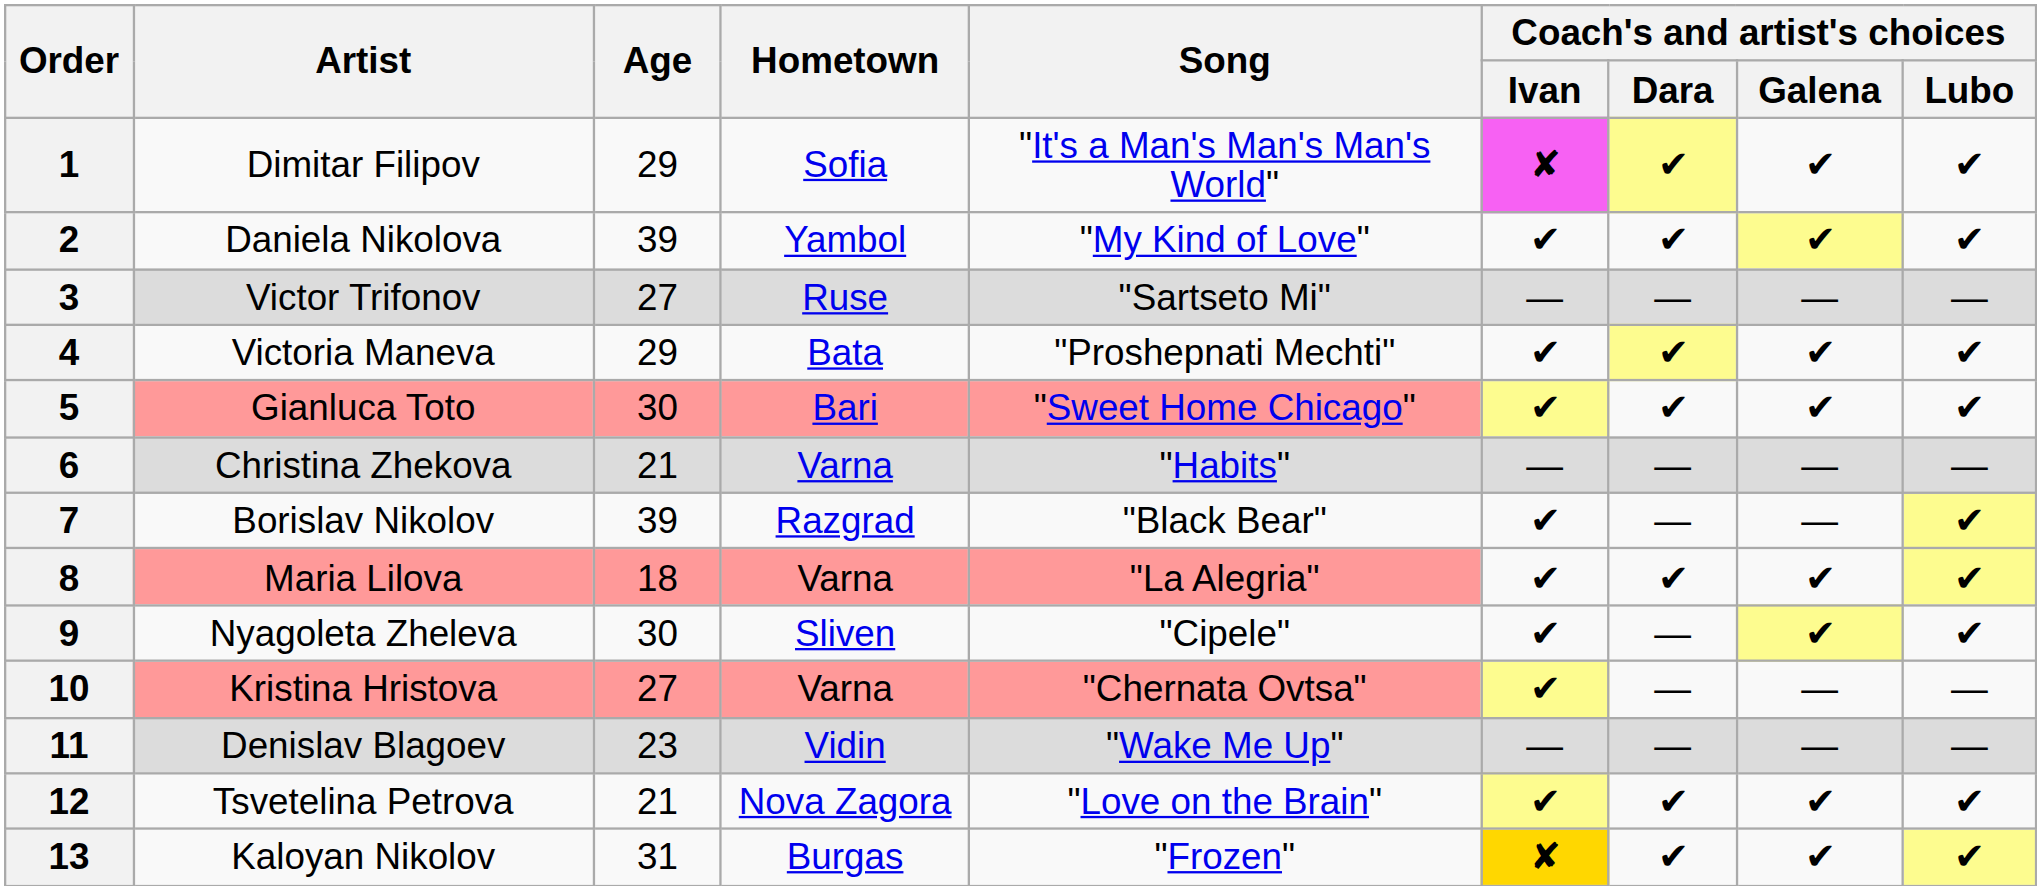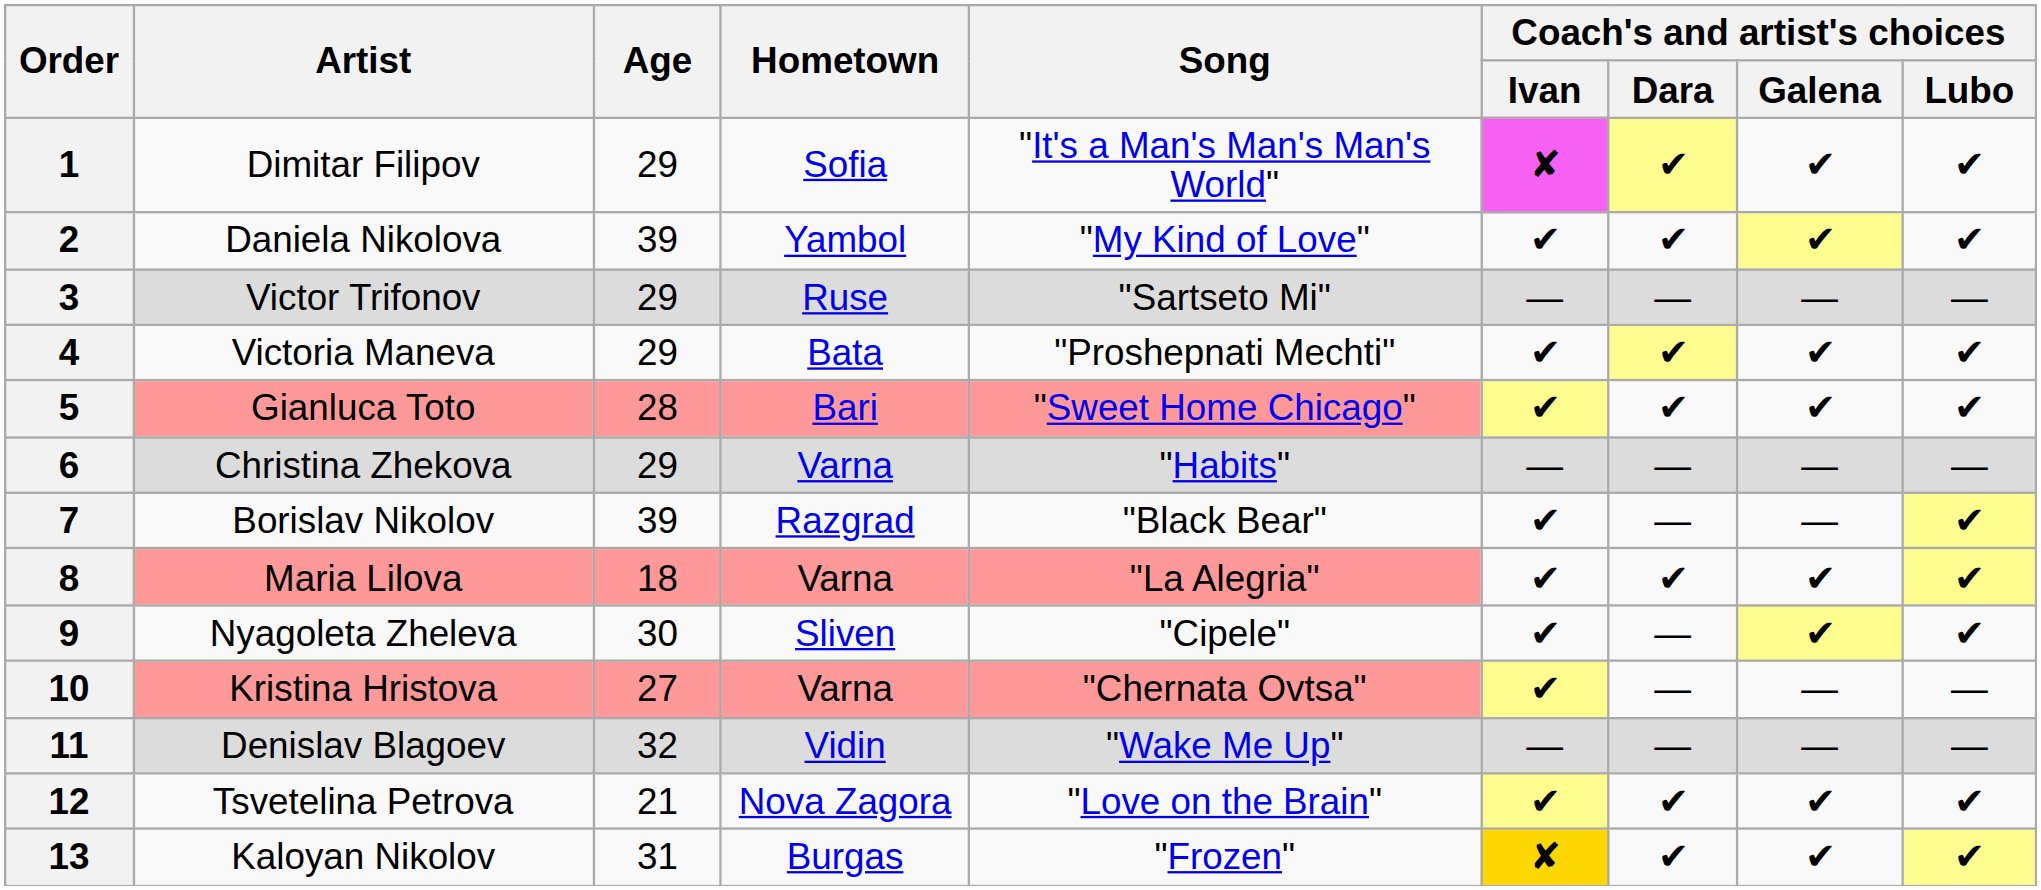(658, 297) 27 -> (658, 297) 29
(658, 409) 30 -> (658, 409) 28
(658, 465) 21 -> (658, 465) 29
(658, 745) 23 -> (658, 745) 32
